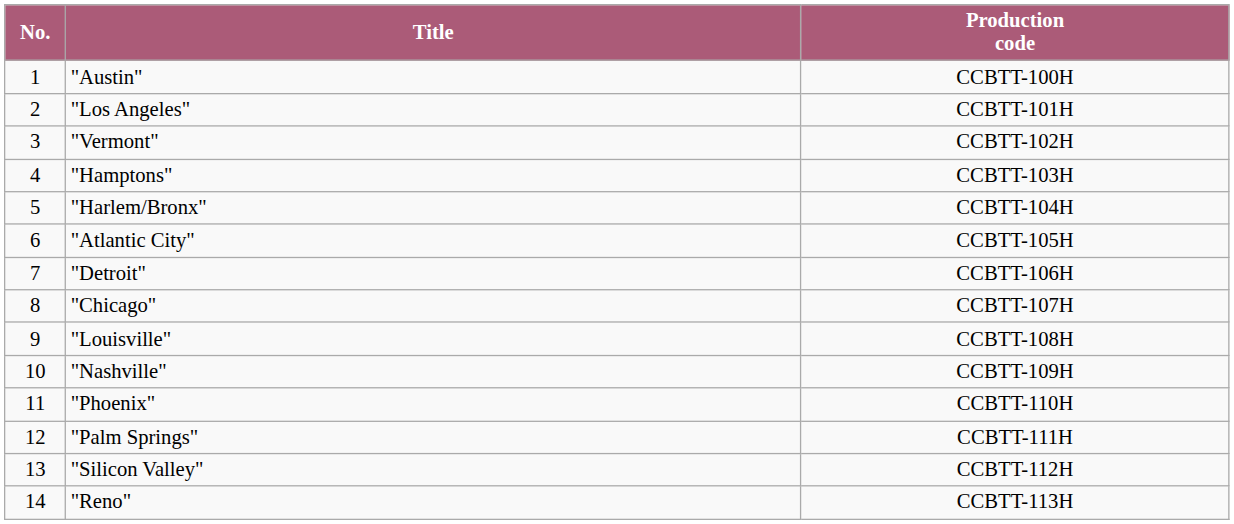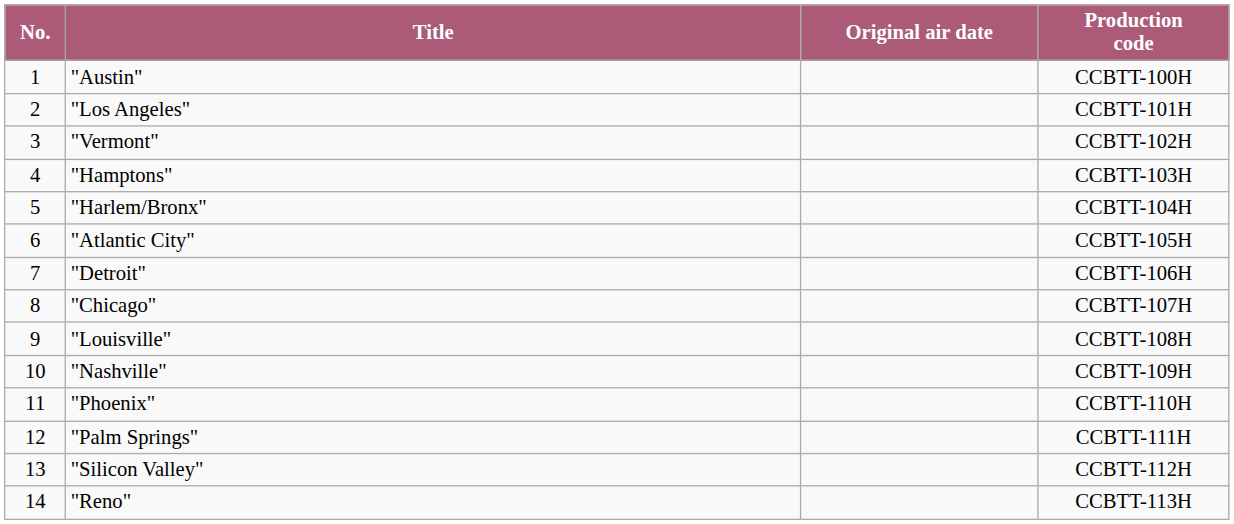+ column: (919, 32)
